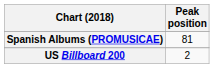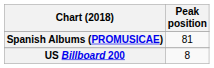(187, 55) 2 -> (187, 55) 8
